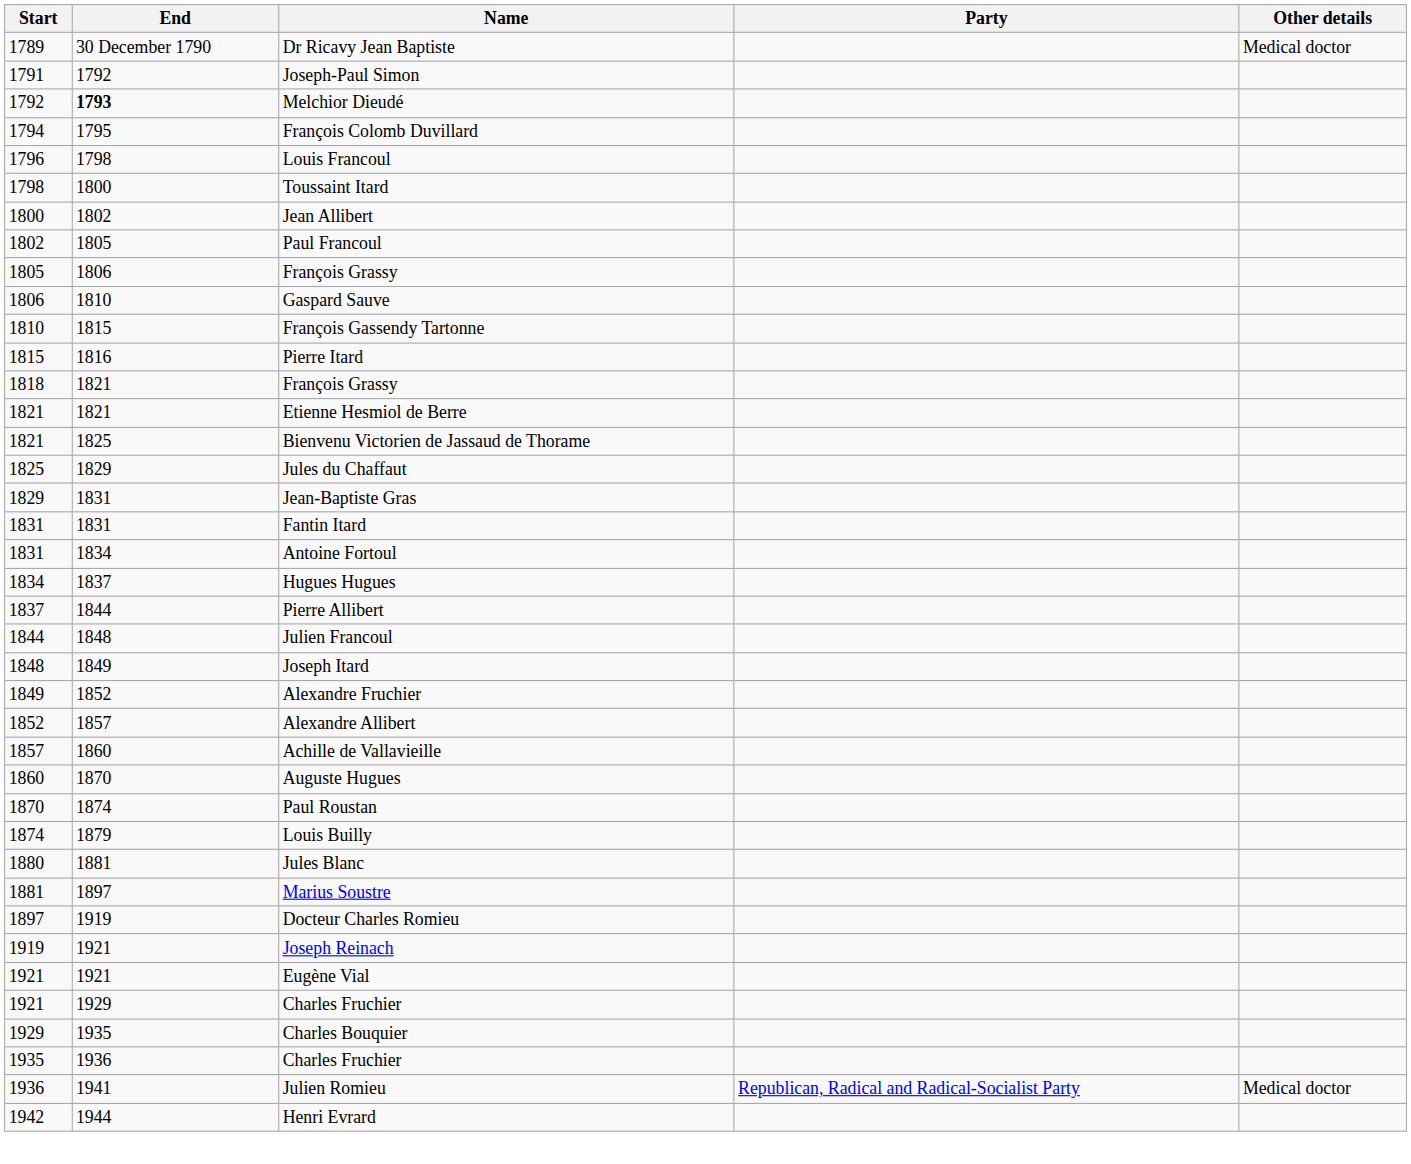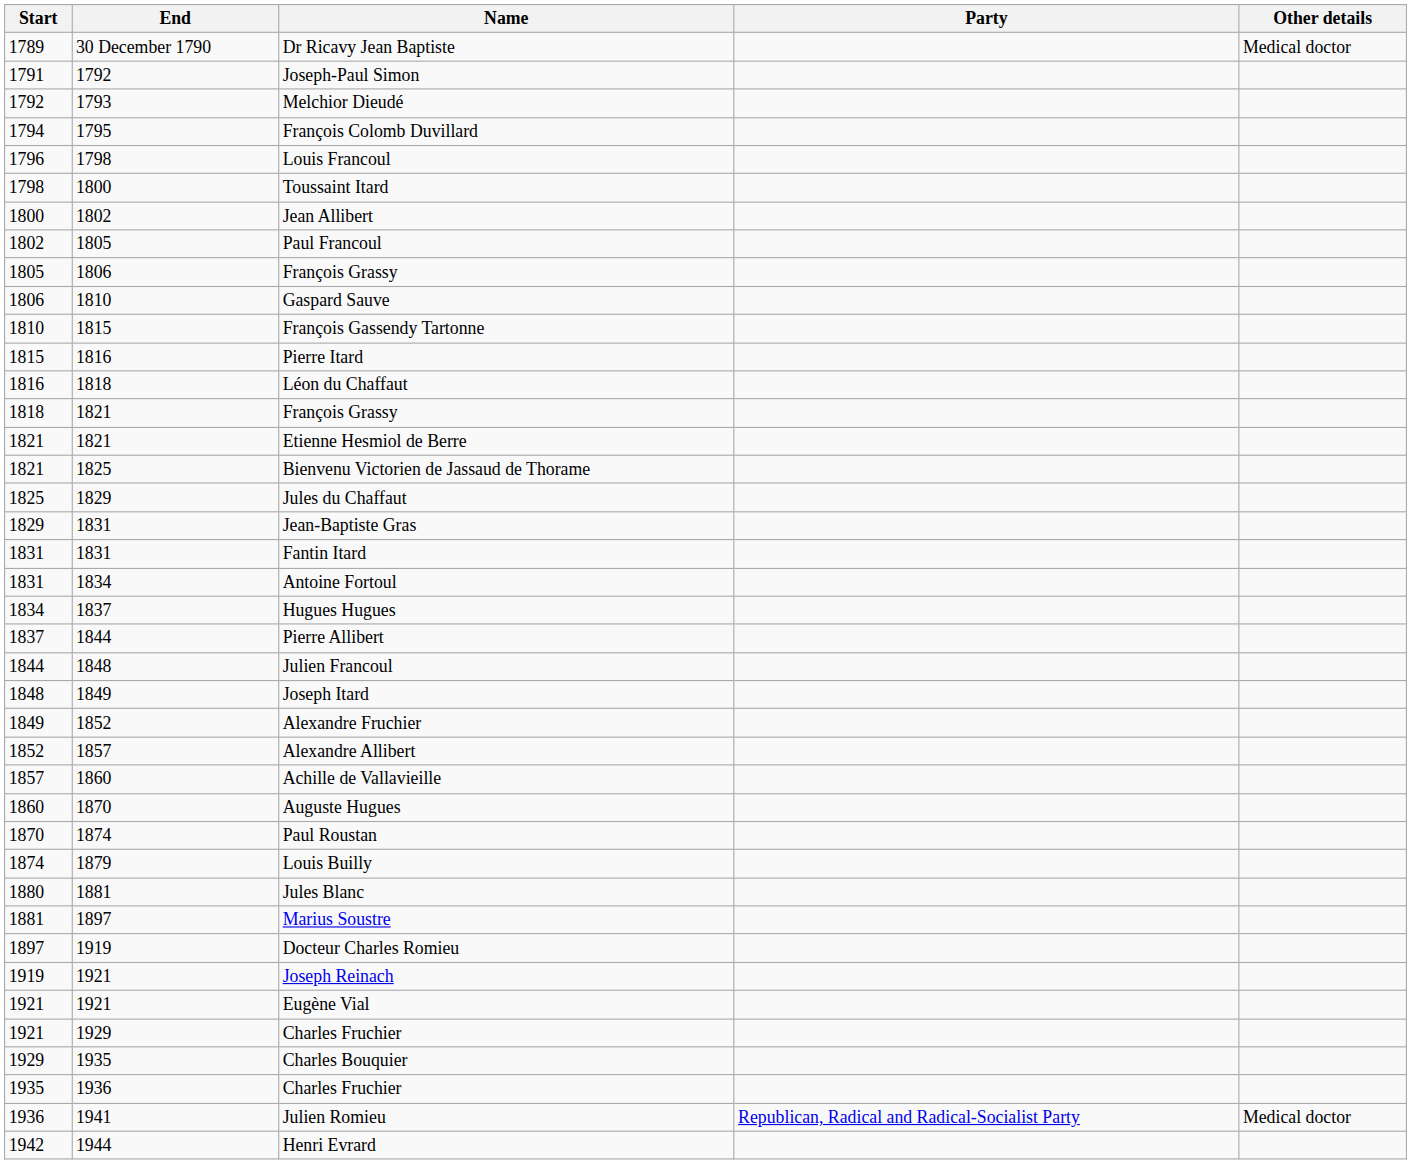(94, 103) bold -> (94, 103) normal
+ row: (26, 384)
